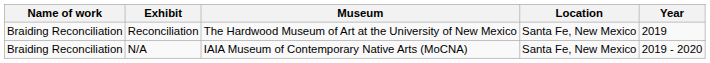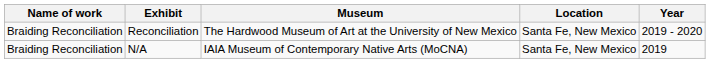(654, 31) 2019 -> (672, 31) 2019 - 2020
(672, 49) 2019 - 2020 -> (654, 49) 2019
